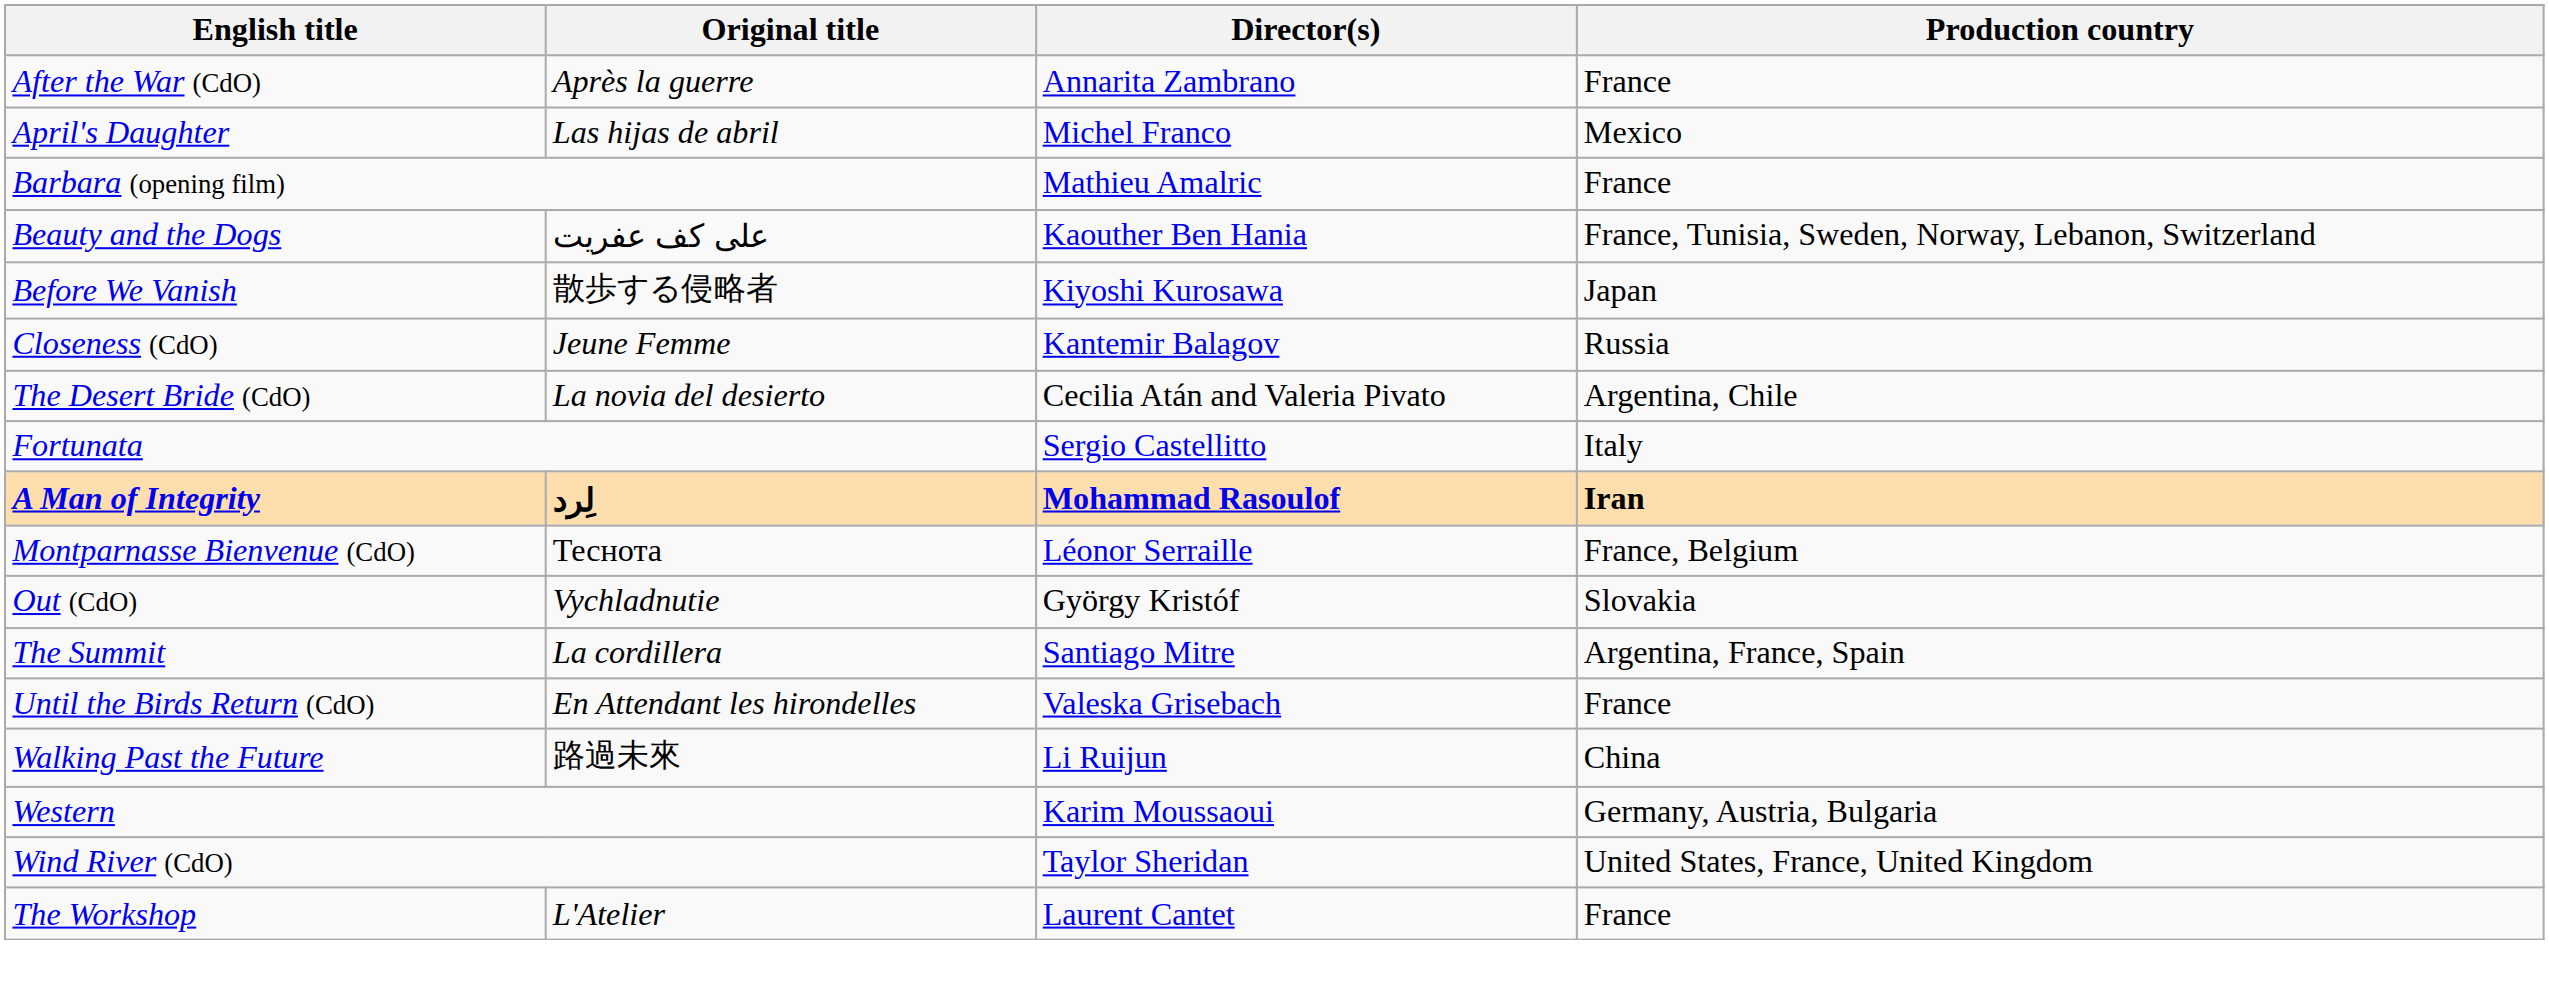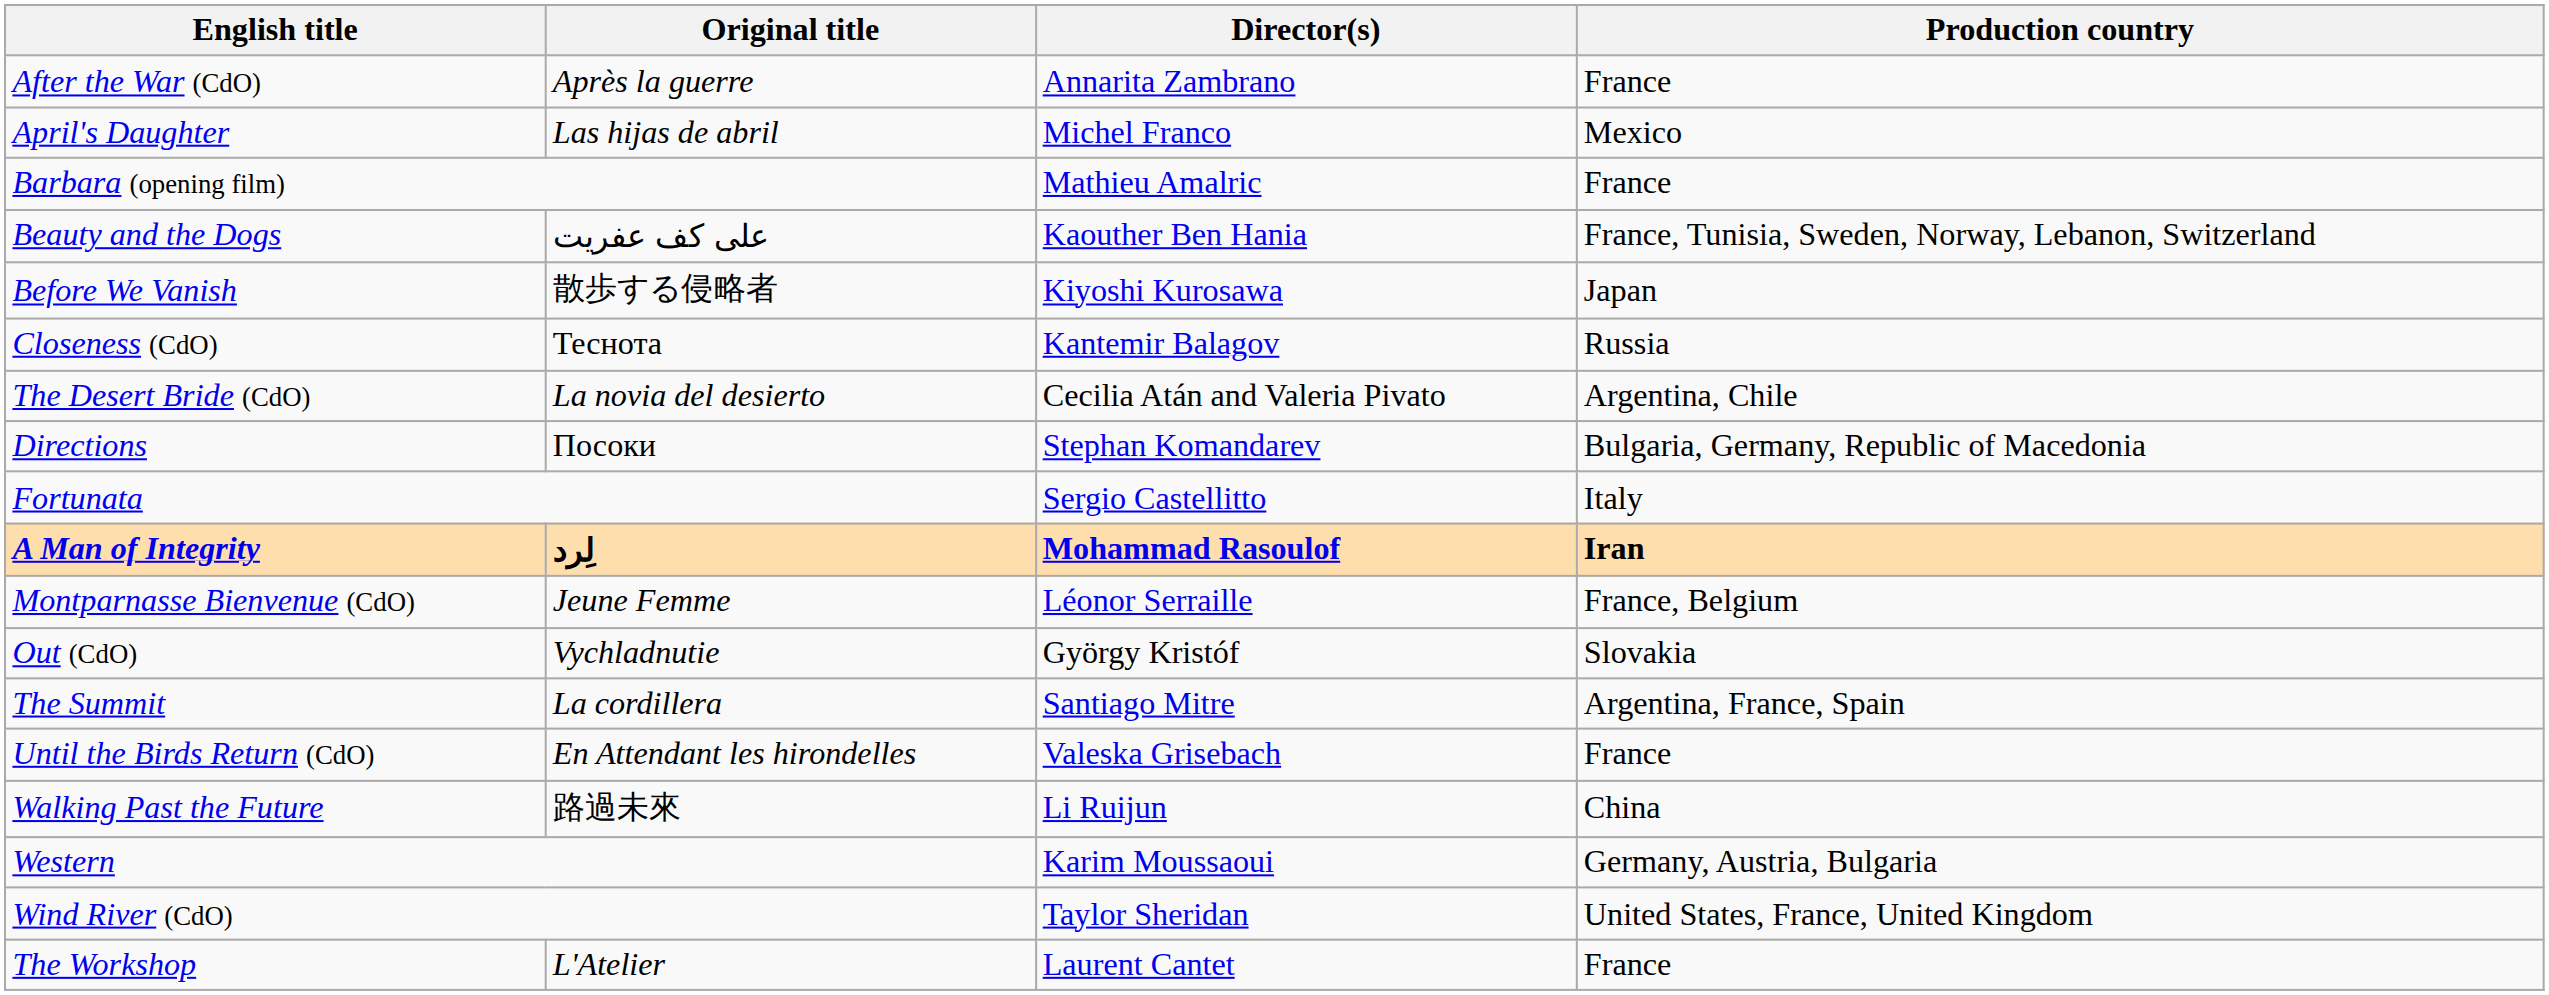(642, 344) Jeune Femme -> (607, 344) Теснота
+ row: (80, 446)
(607, 550) Теснота -> (642, 601) Jeune Femme
